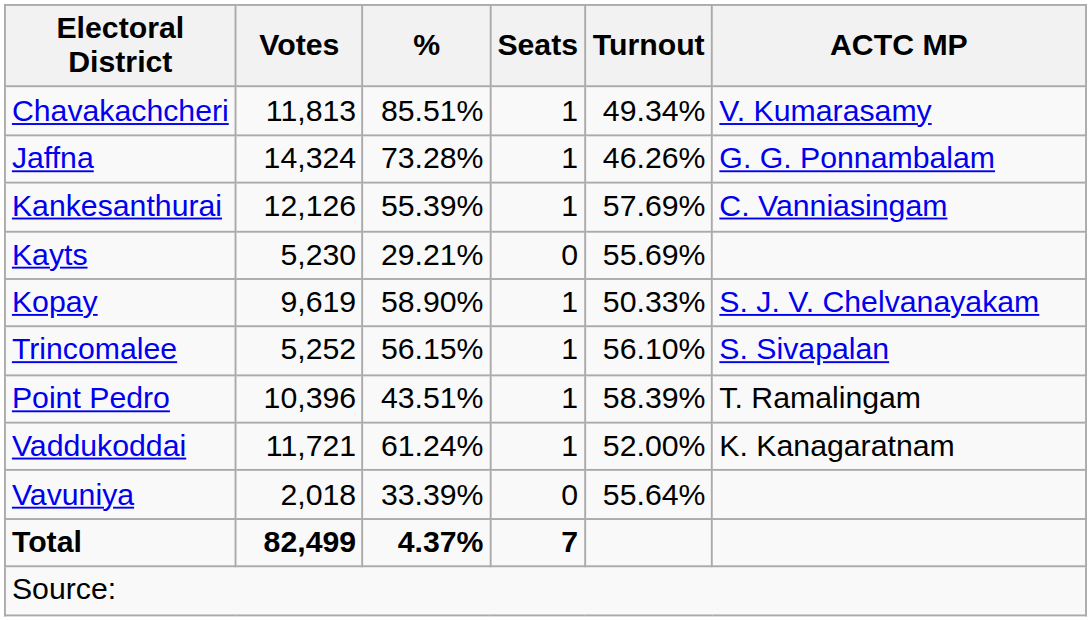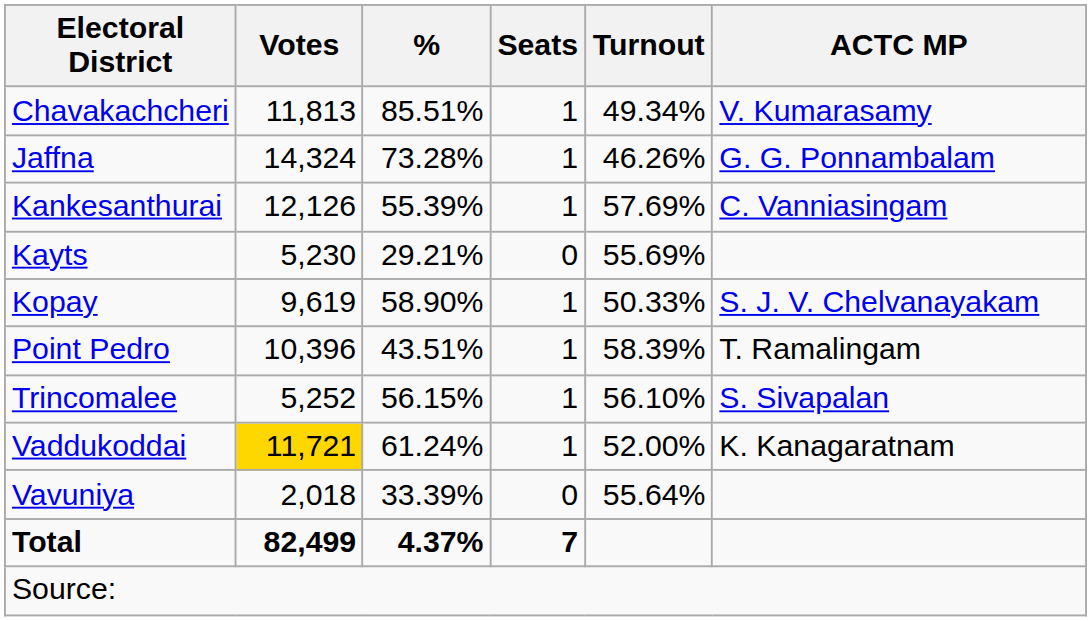rows swapped: (91, 398) <-> (95, 350)
(311, 446) no background -> (311, 446) gold background
